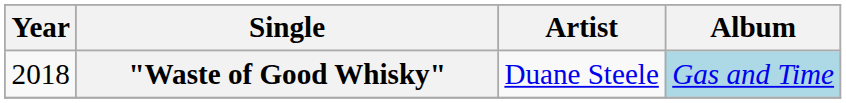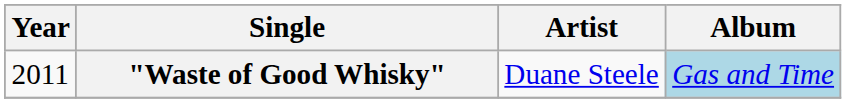(41, 73) 2018 -> (40, 73) 2011
